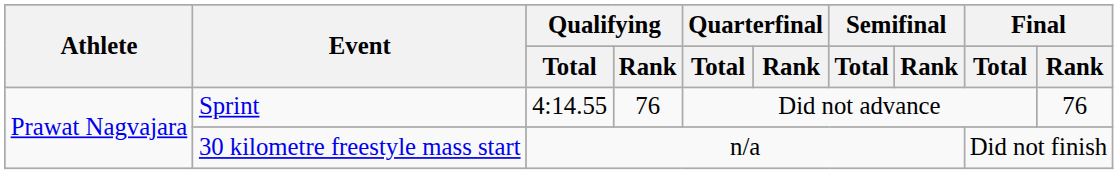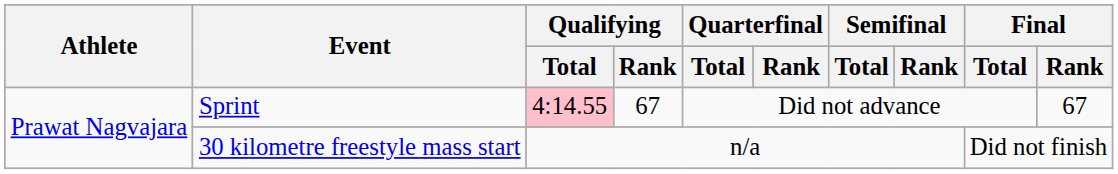(570, 107) no background -> (570, 107) pink background
(648, 107) 76 -> (648, 107) 67
(1075, 107) 76 -> (1075, 107) 67
